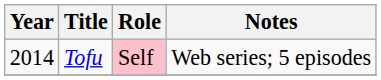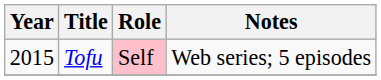(32, 57) 2014 -> (32, 57) 2015
